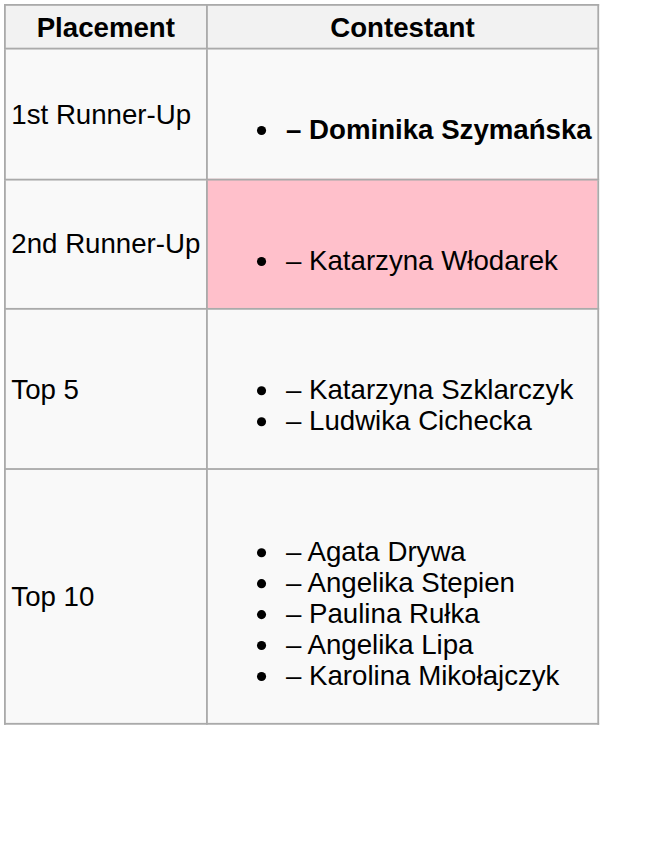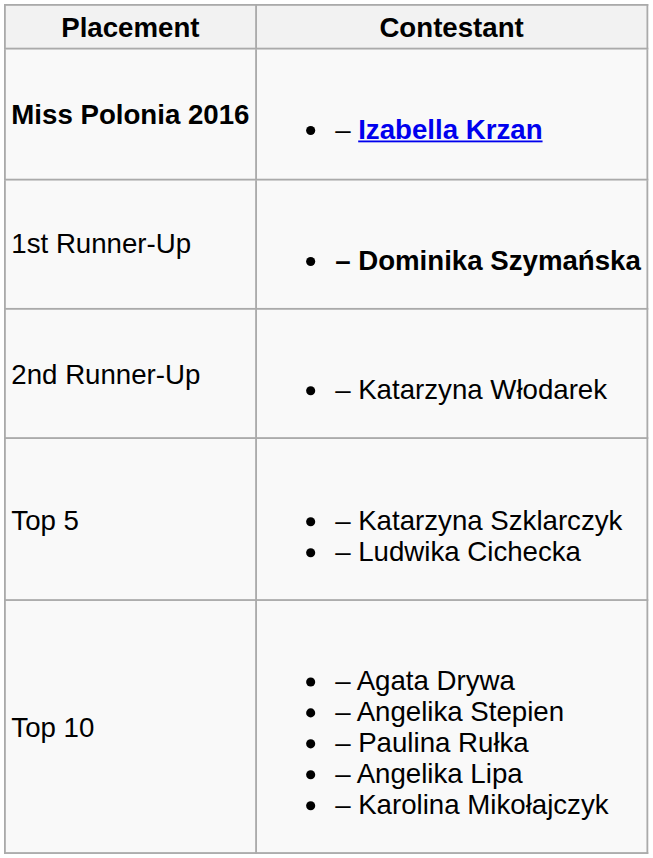+ row: (130, 114)
(402, 259) pink background -> (452, 389) no background
